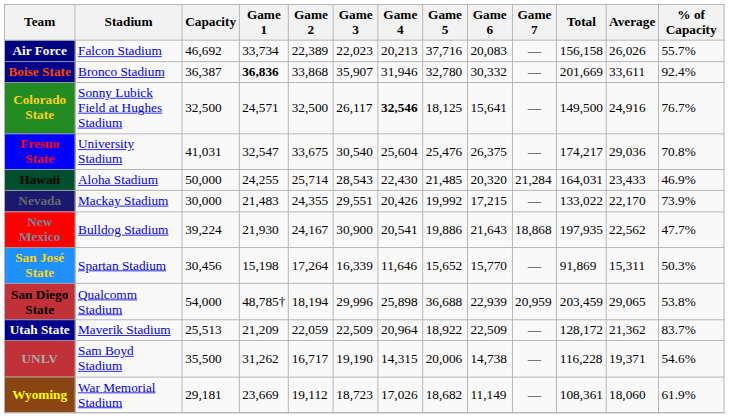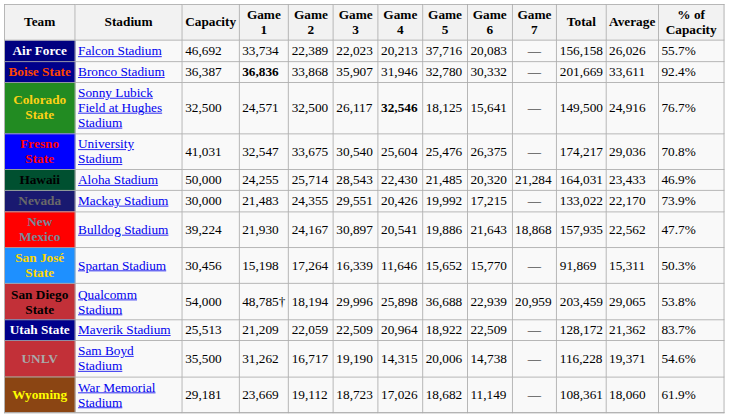(355, 229) 30,900 -> (355, 229) 30,897
(581, 229) 197,935 -> (581, 229) 157,935
